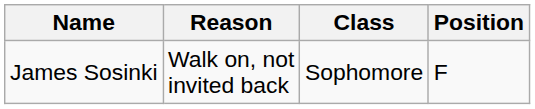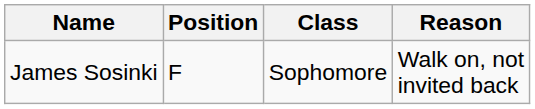columns swapped: (479, 22) <-> (231, 22)
